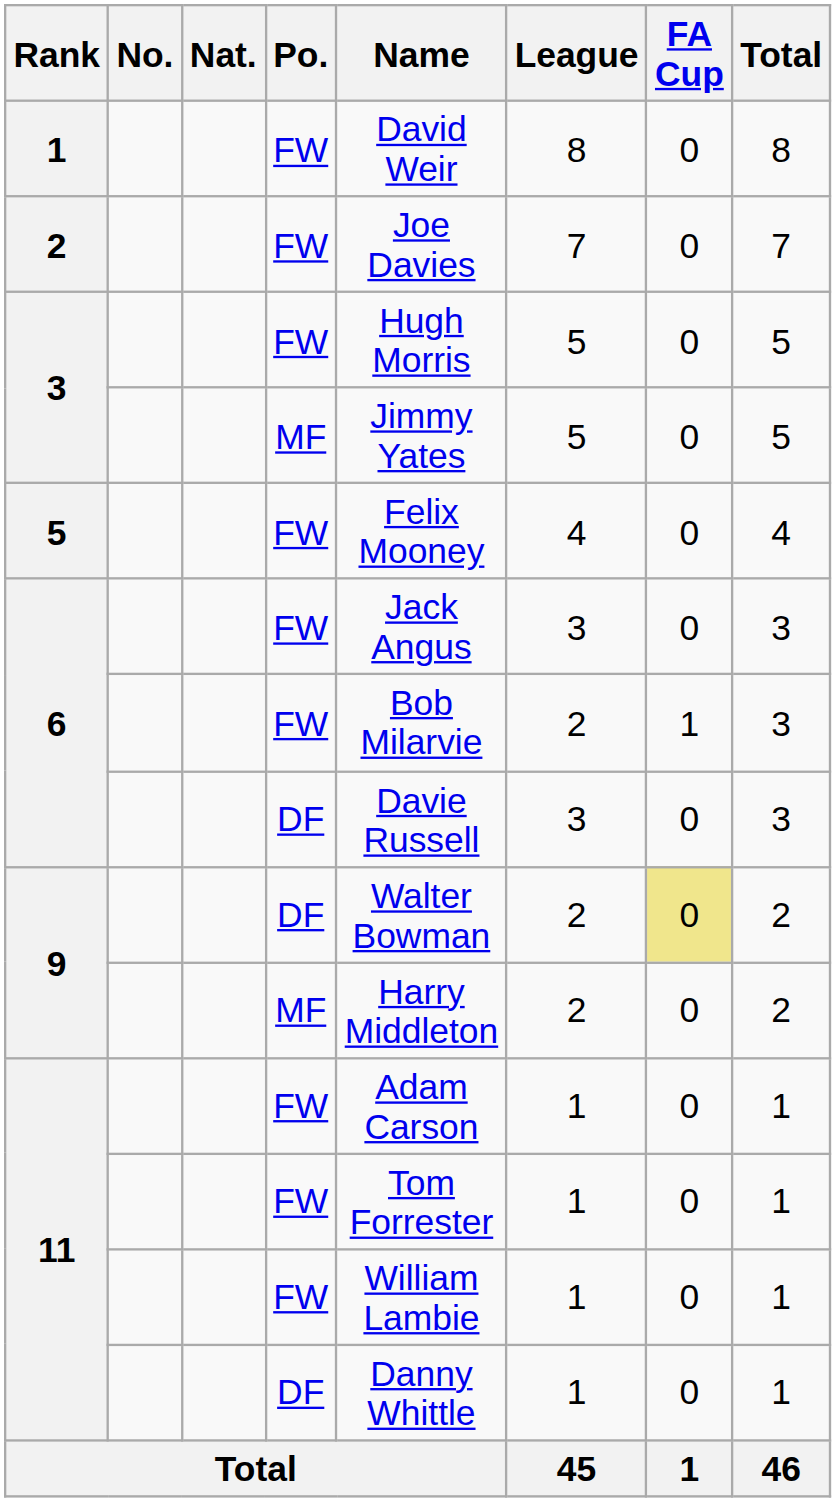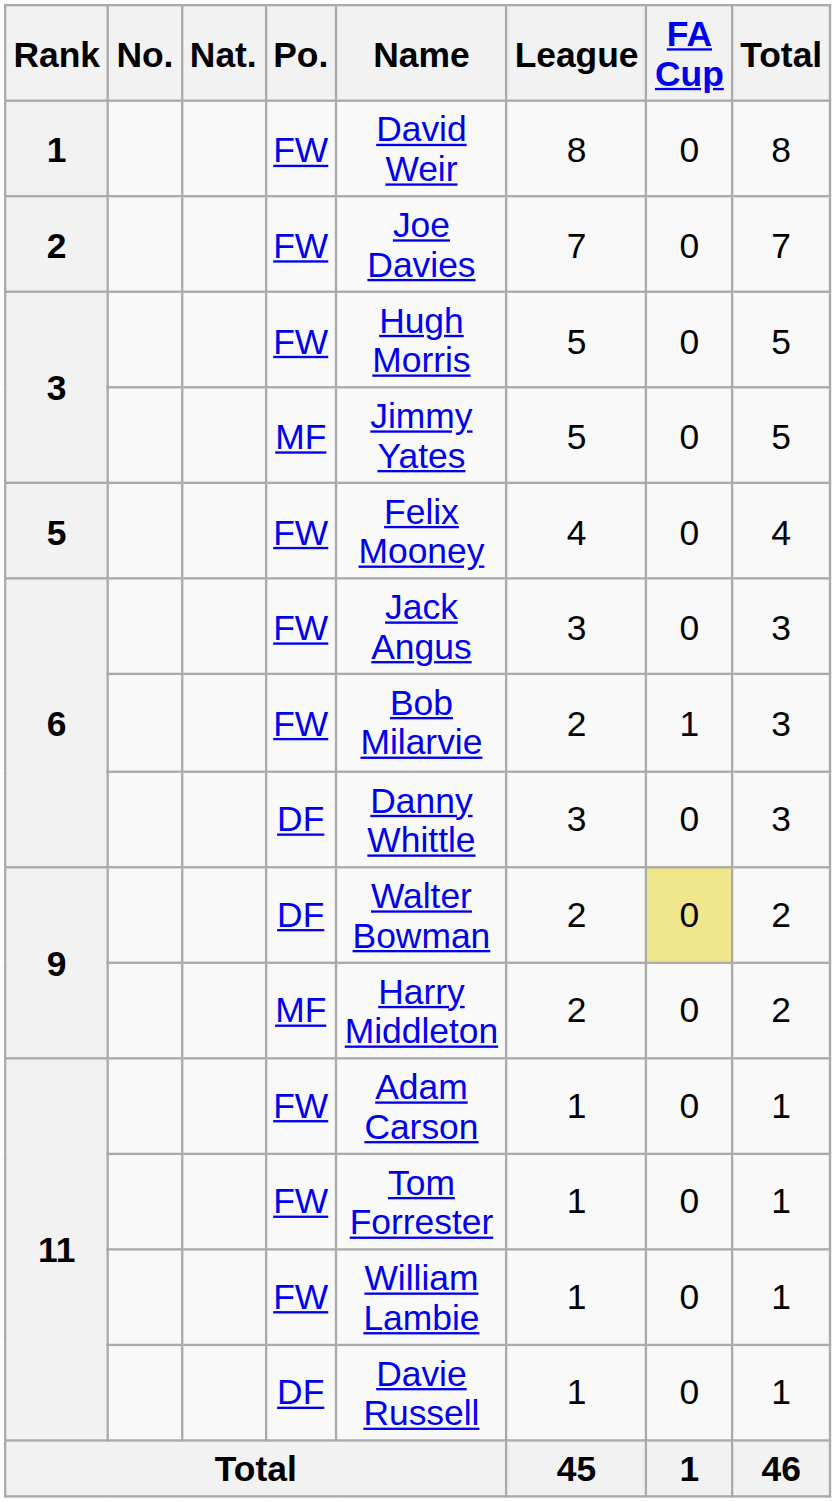(421, 819) Davie Russell -> (421, 819) Danny Whittle
(421, 1393) Danny Whittle -> (421, 1393) Davie Russell
